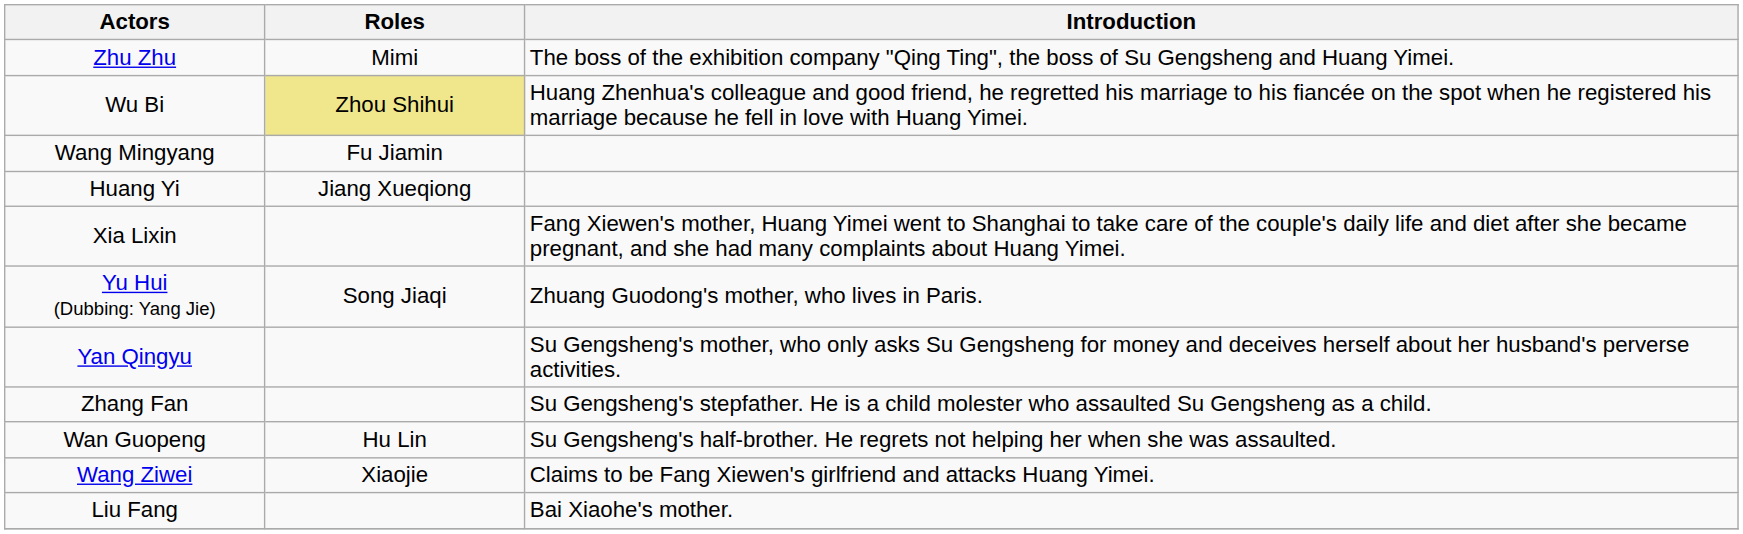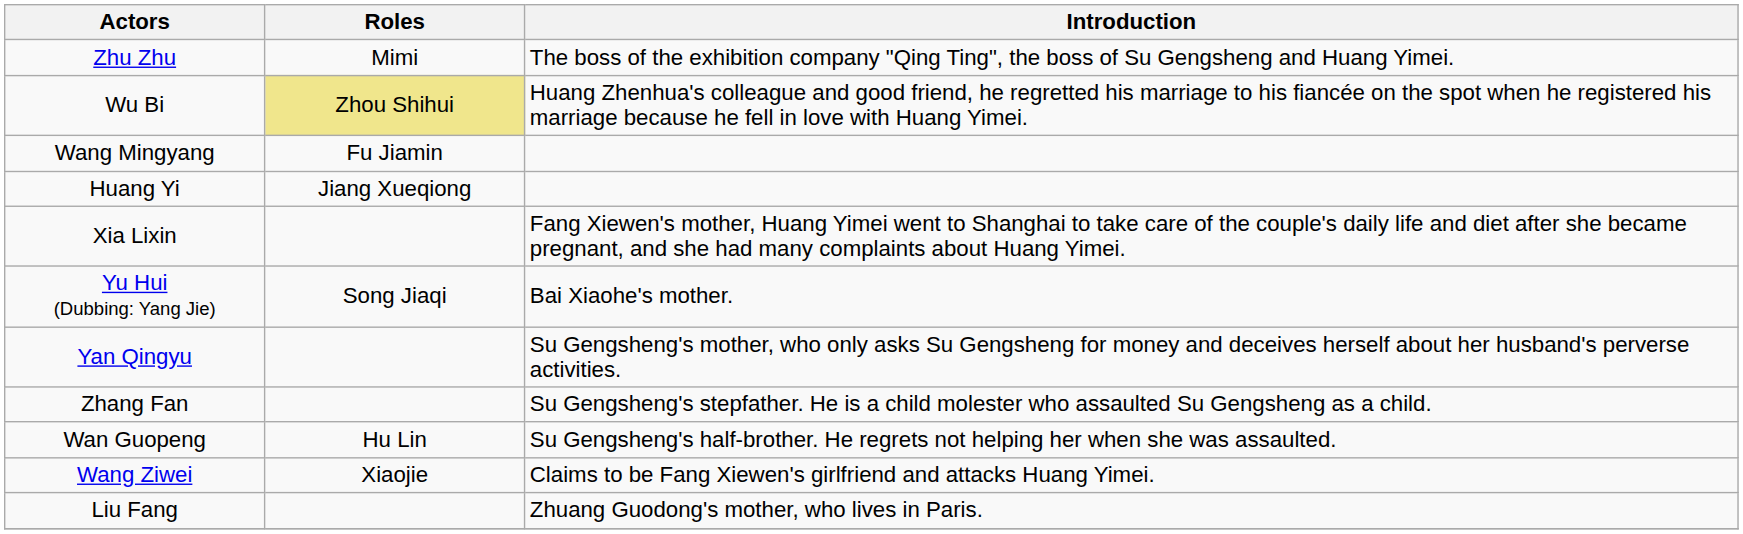(756, 296) Zhuang Guodong's mother, who lives in Paris. -> (631, 296) Bai Xiaohe's mother.
(631, 510) Bai Xiaohe's mother. -> (756, 510) Zhuang Guodong's mother, who lives in Paris.
